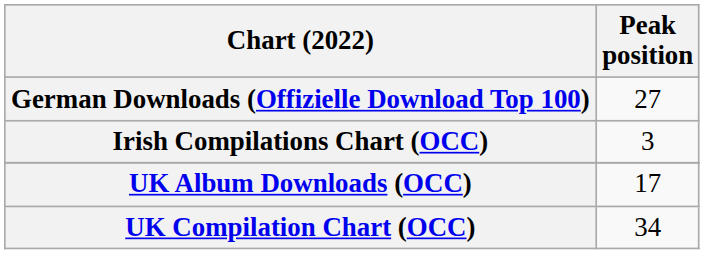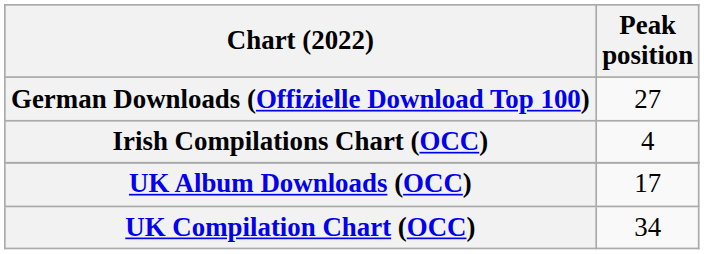(648, 141) 3 -> (648, 141) 4
